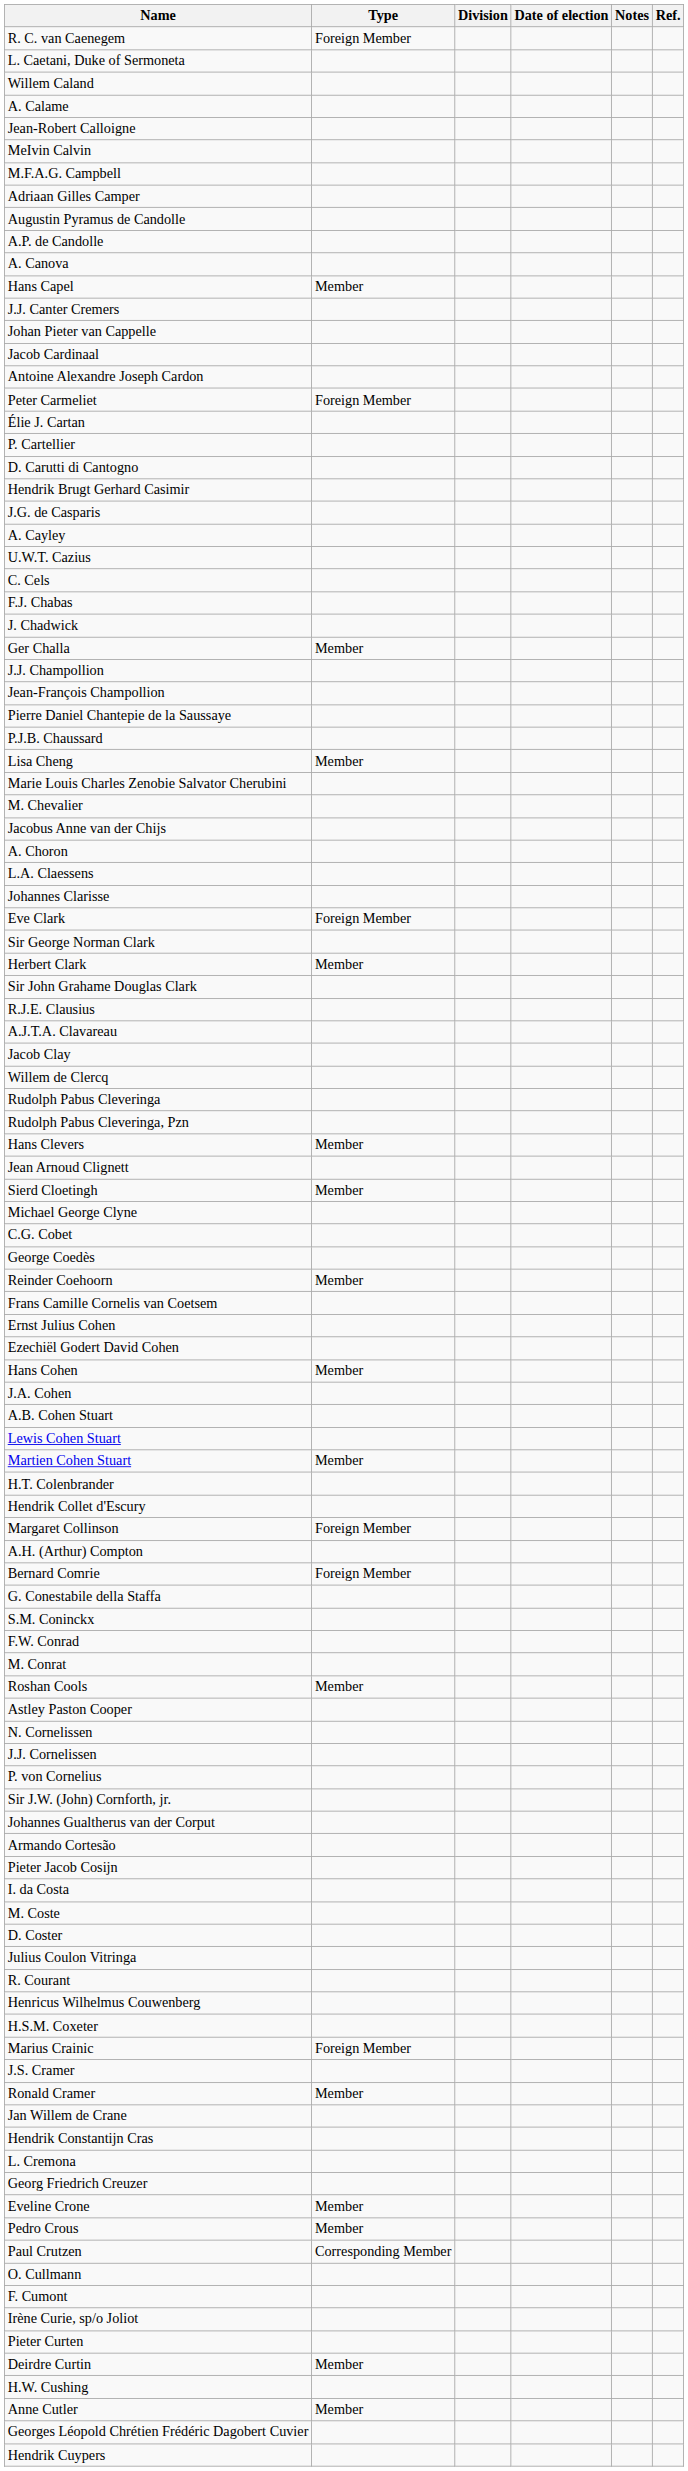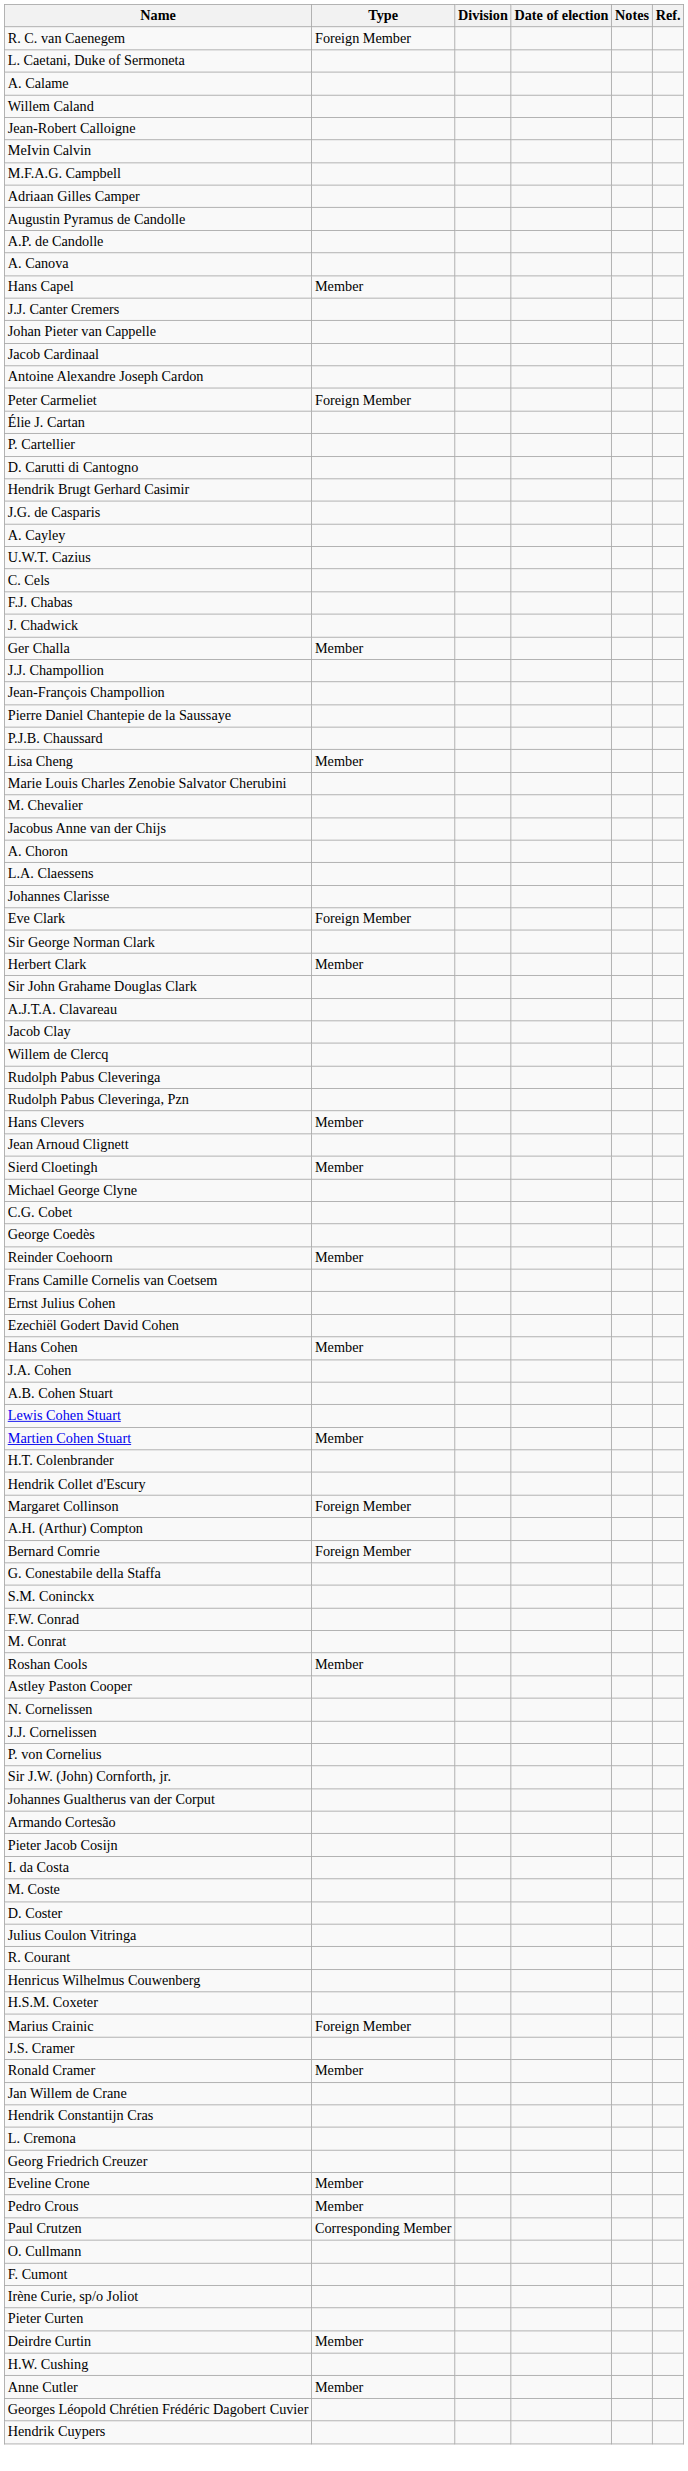rows swapped: (38, 106) <-> (51, 83)
- row: (51, 1009)
